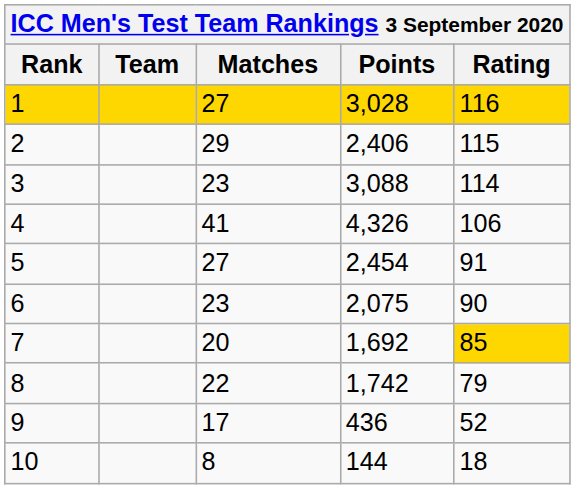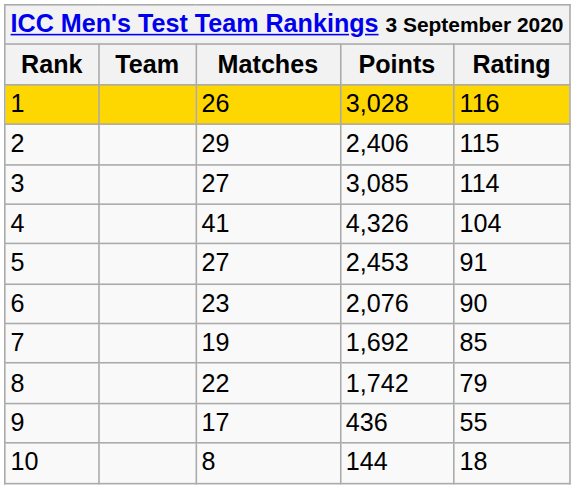(215, 104) 27 -> (215, 104) 26
(215, 183) 23 -> (215, 183) 27
(377, 183) 3,088 -> (377, 183) 3,085
(481, 223) 106 -> (481, 223) 104
(377, 263) 2,454 -> (377, 263) 2,453
(377, 303) 2,075 -> (377, 303) 2,076
(215, 343) 20 -> (215, 343) 19
(474, 343) gold background -> (474, 343) no background
(474, 422) 52 -> (474, 422) 55
